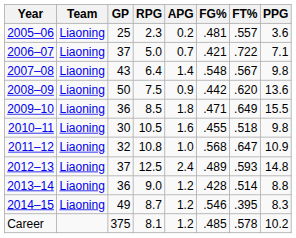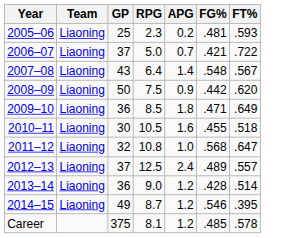- column: (276, 14)
(246, 33) .557 -> (246, 33) .593
(246, 166) .593 -> (246, 166) .557
